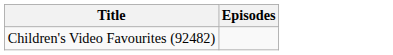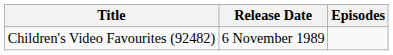+ column: (273, 15)
